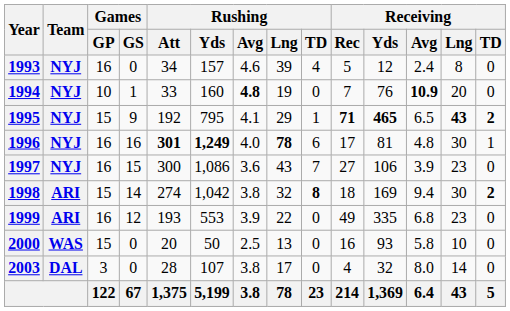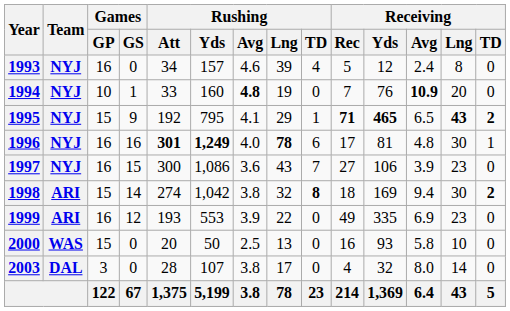(424, 218) 6.8 -> (424, 218) 6.9
